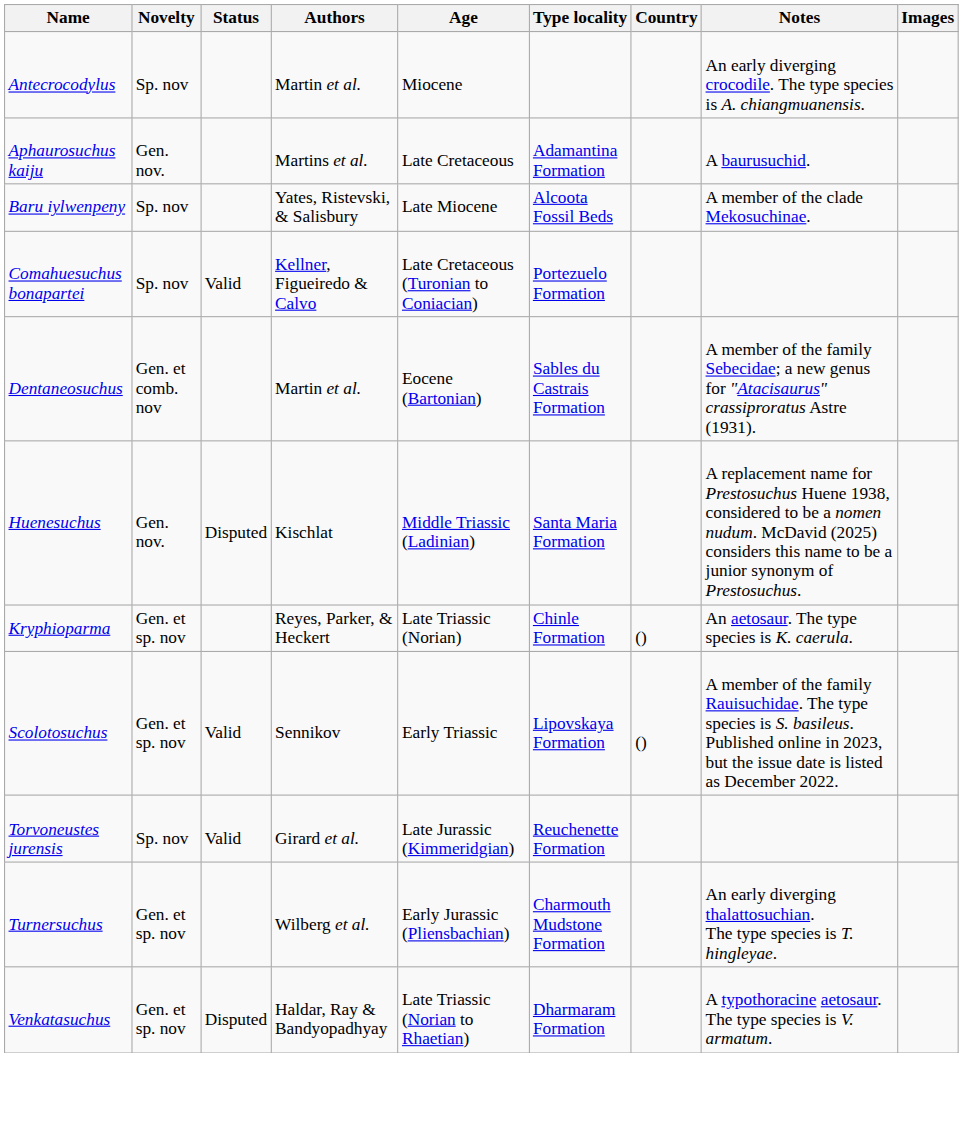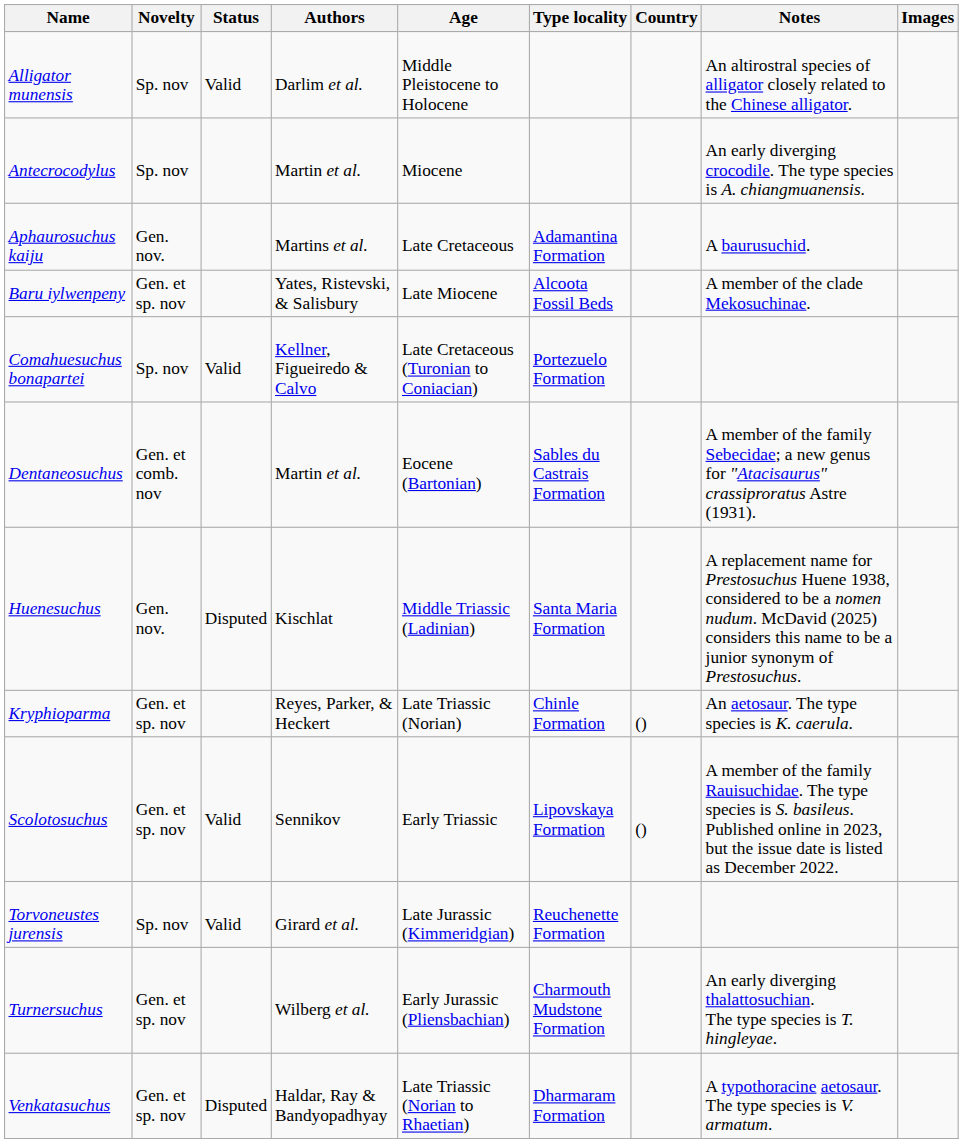+ row: (41, 84)
(162, 207) Sp. nov -> (161, 293) Gen. et sp. nov
